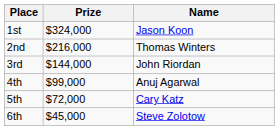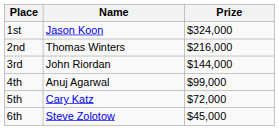columns swapped: (204, 13) <-> (88, 13)
